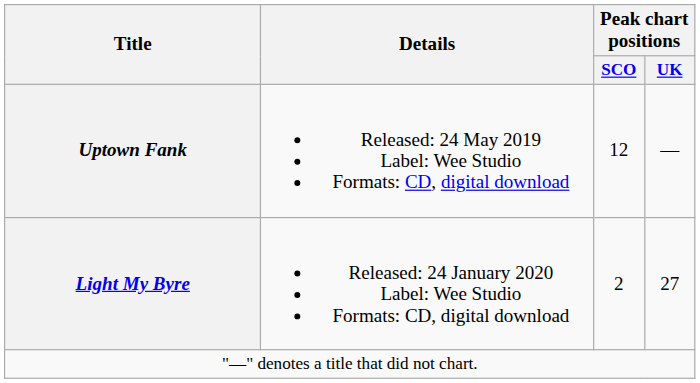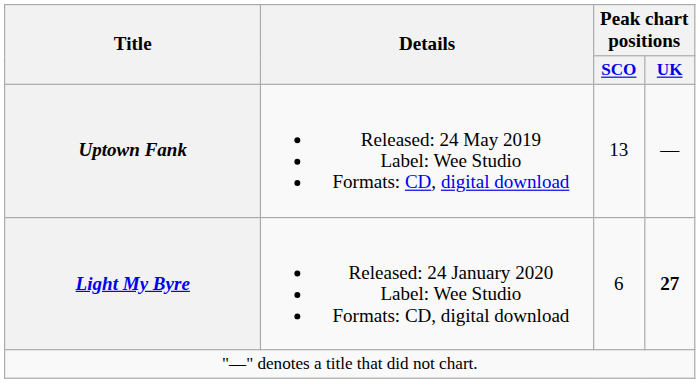(619, 150) 12 -> (619, 150) 13
(619, 283) 2 -> (619, 283) 6
(670, 283) normal -> (670, 283) bold
